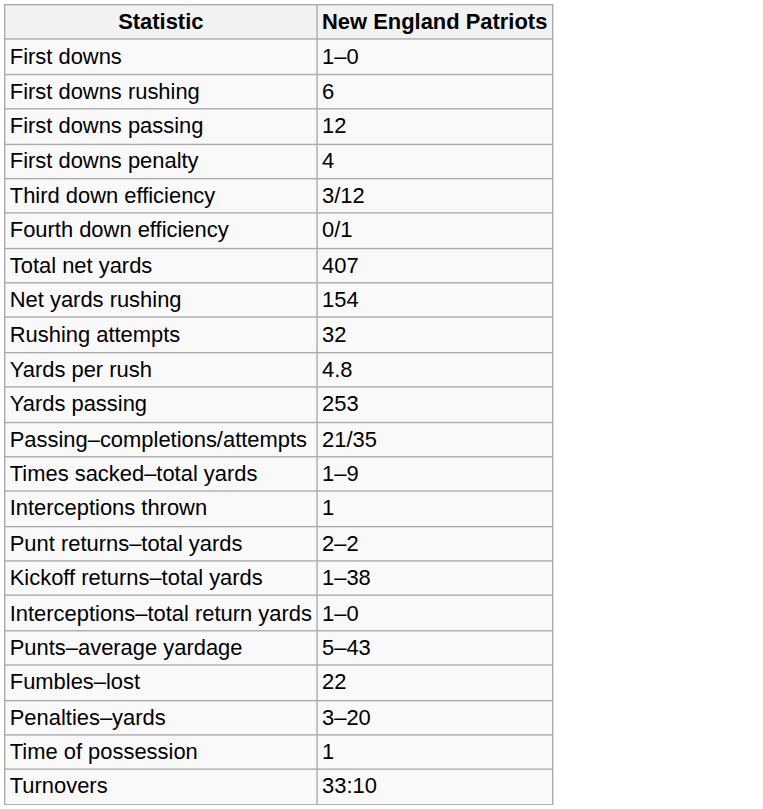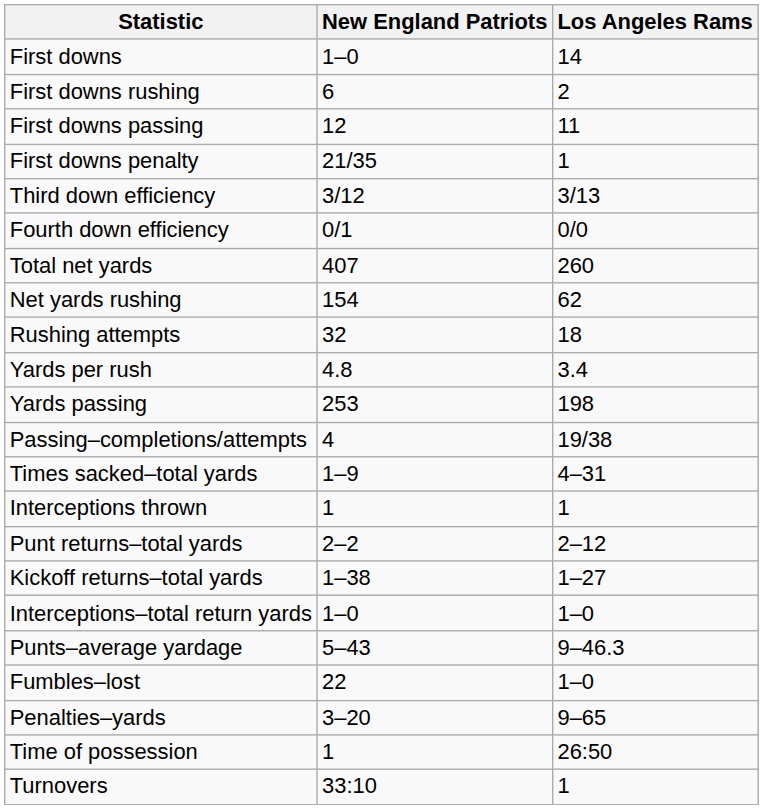+ column: (655, 21)
(328, 160) 4 -> (349, 160) 21/35
(349, 439) 21/35 -> (328, 439) 4
